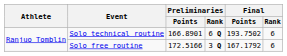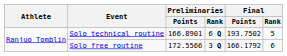(273, 33) 6 -> (273, 33) 5
(185, 45) 172.5166 -> (185, 45) 172.5566
(244, 45) 167.1792 -> (244, 45) 166.1792
